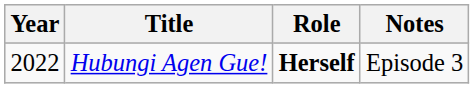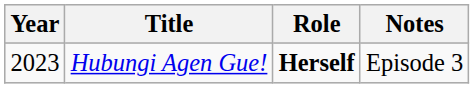(35, 62) 2022 -> (35, 62) 2023
